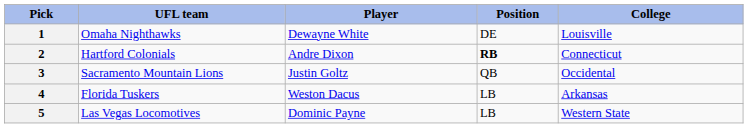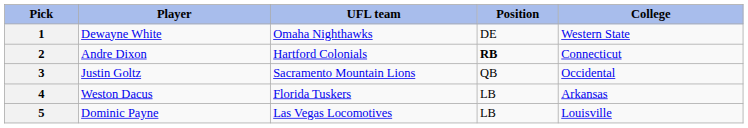columns swapped: (182, 14) <-> (381, 14)
(587, 34) Louisville -> (596, 34) Western State
(596, 113) Western State -> (587, 113) Louisville
